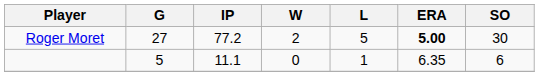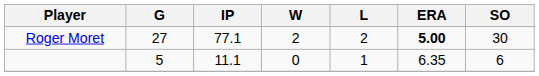(228, 37) 77.2 -> (228, 37) 77.1
(364, 37) 5 -> (364, 37) 2
